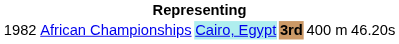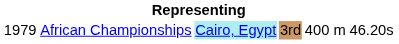(20, 30) 1982 -> (20, 30) 1979
(291, 30) bold -> (291, 30) normal
